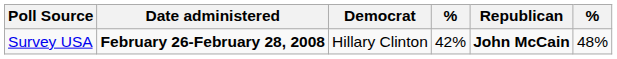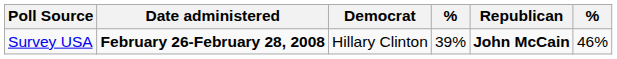(450, 41) 42% -> (450, 41) 39%
(592, 41) 48% -> (592, 41) 46%
